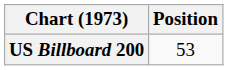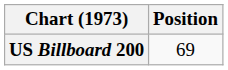(185, 49) 53 -> (185, 49) 69
